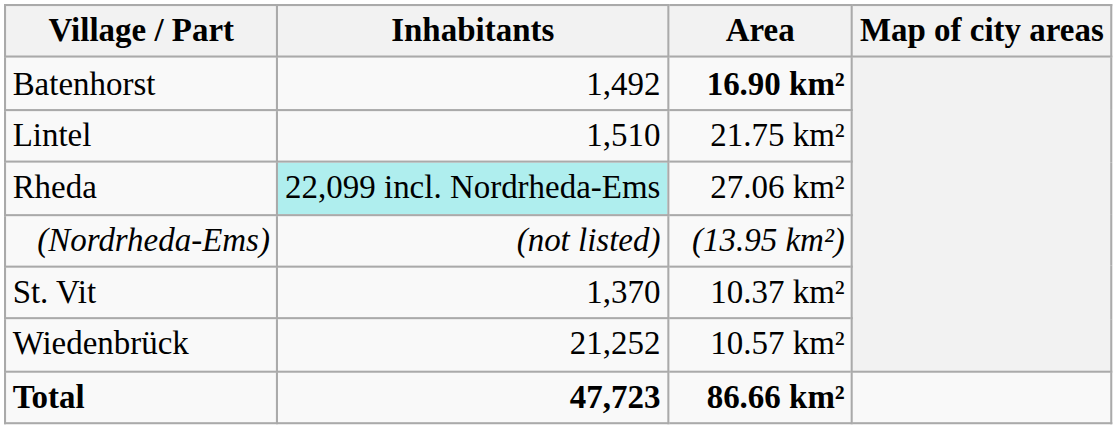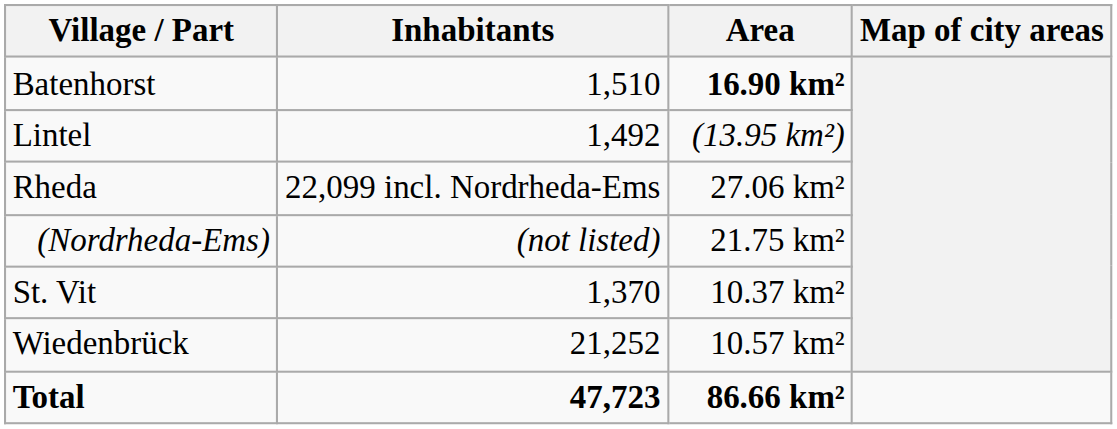(623, 82) 1,492 -> (623, 82) 1,510
(623, 135) 1,510 -> (623, 135) 1,492
(778, 135) 21.75 km² -> (760, 135) (13.95 km²)
(473, 187) paleturquoise background -> (473, 187) no background
(760, 239) (13.95 km²) -> (778, 239) 21.75 km²
